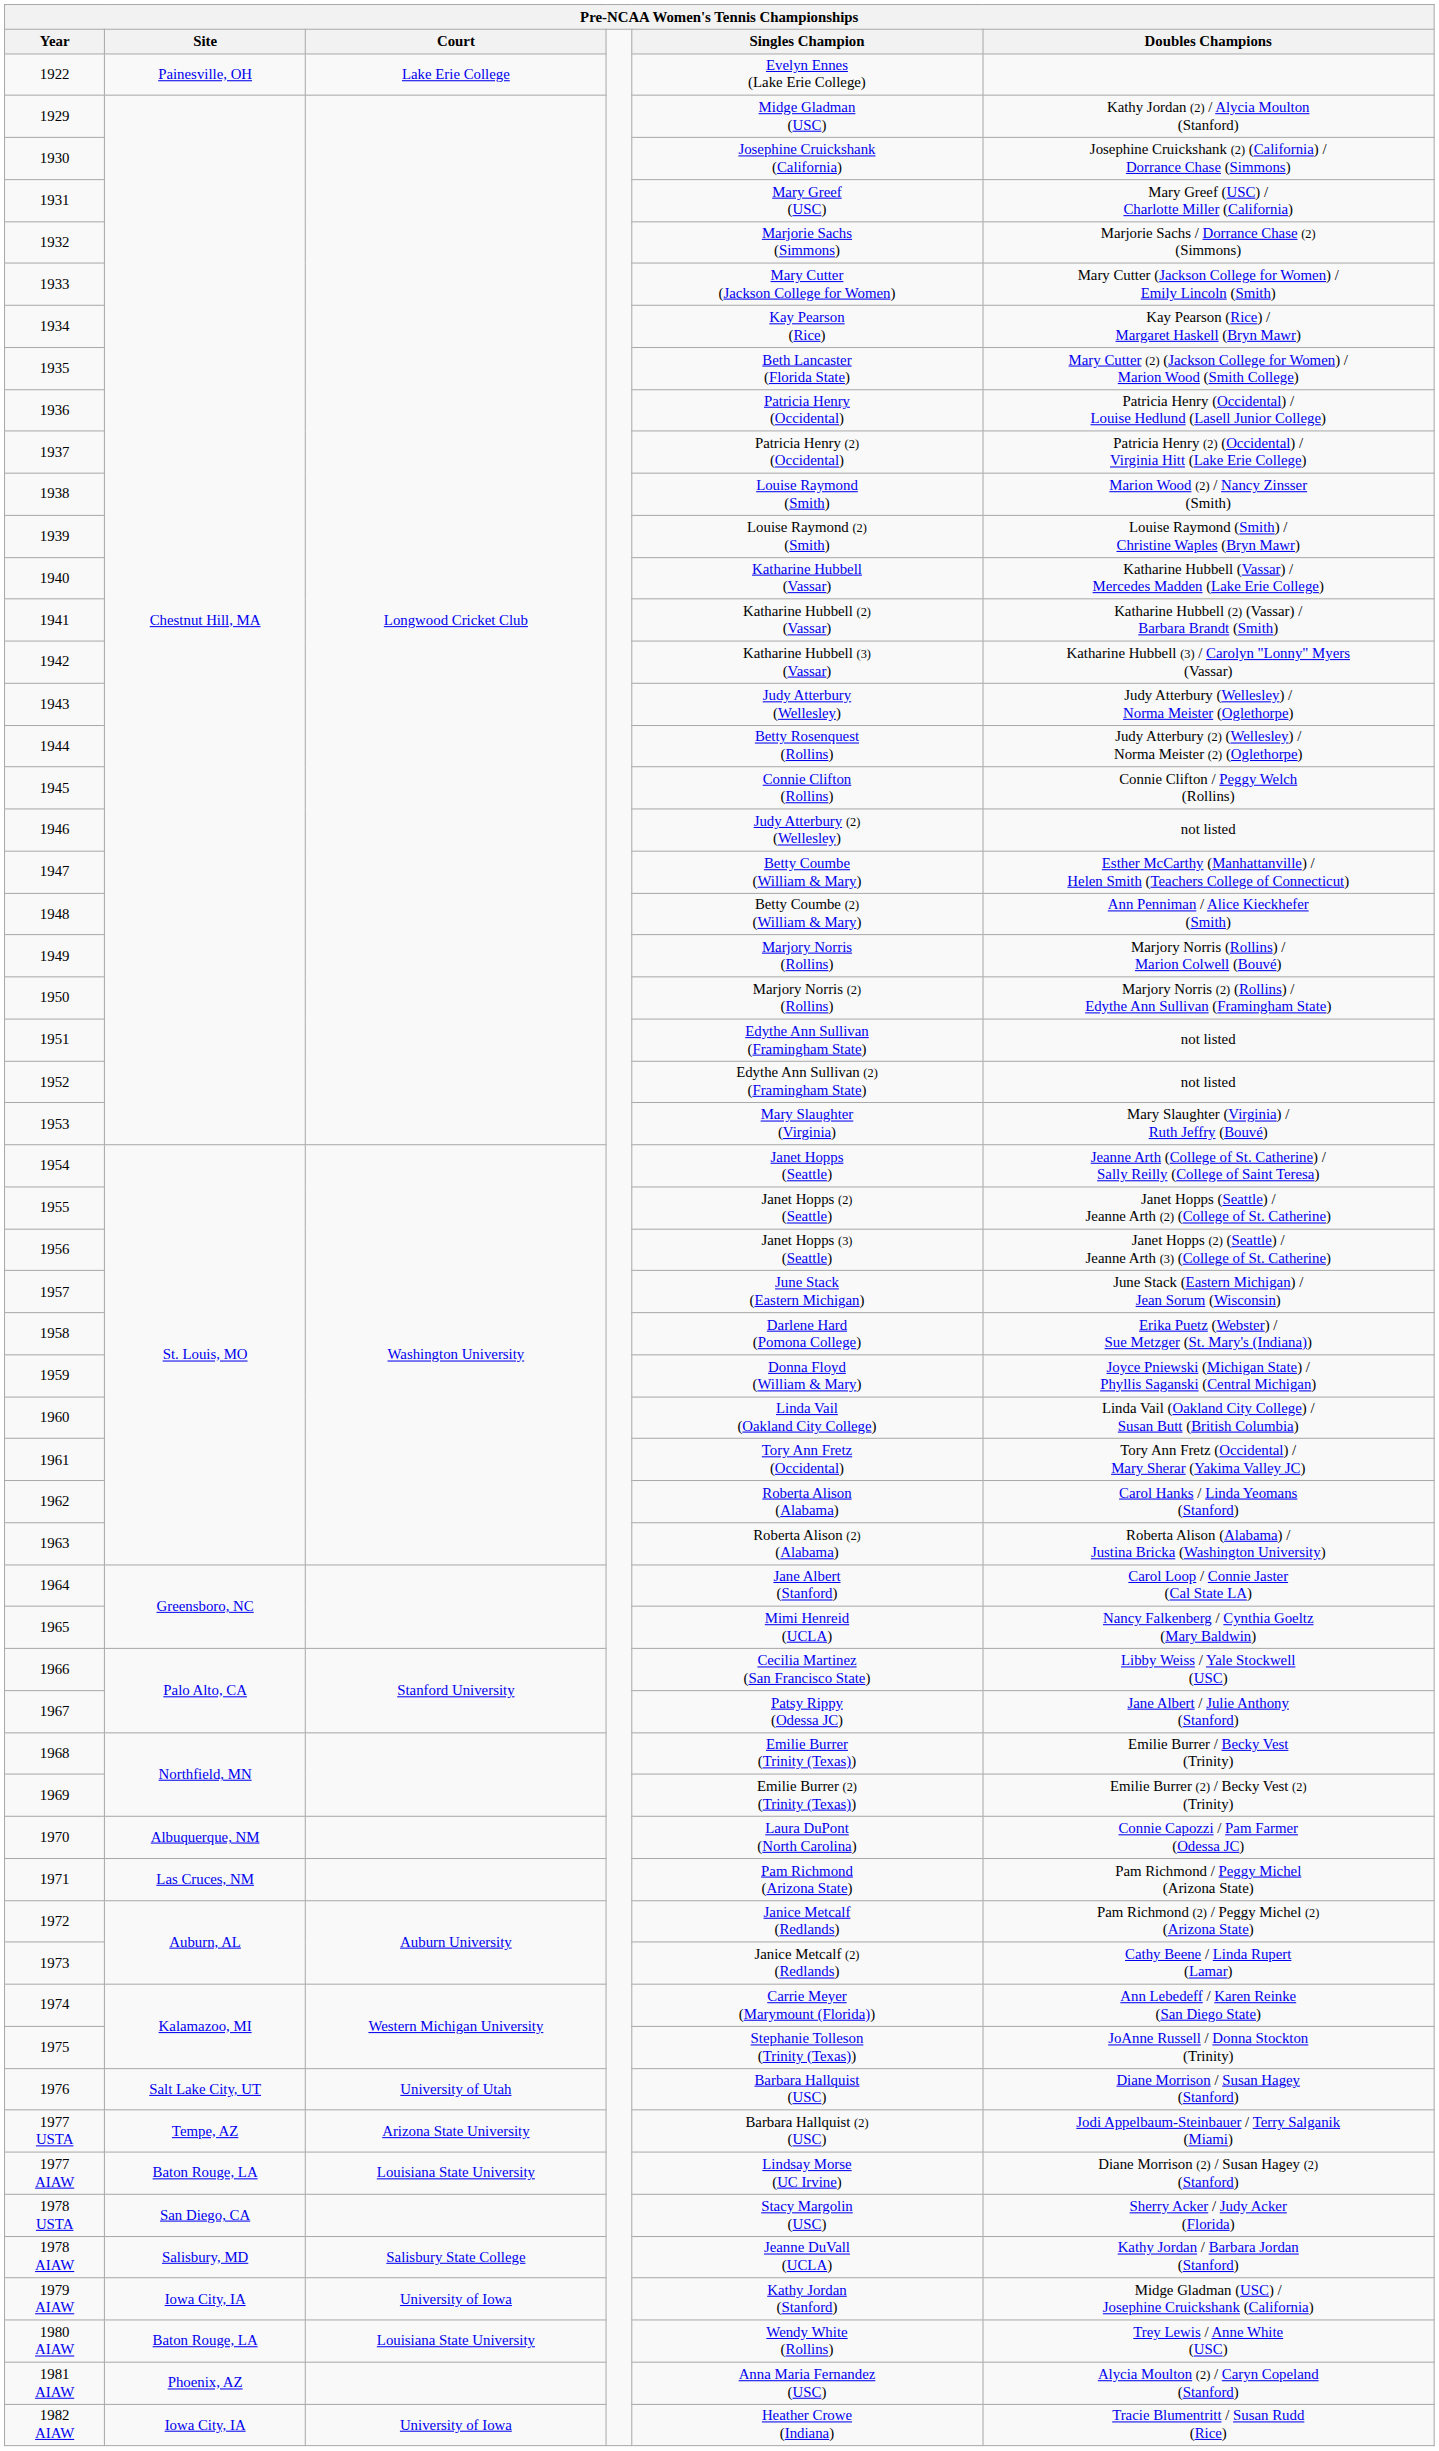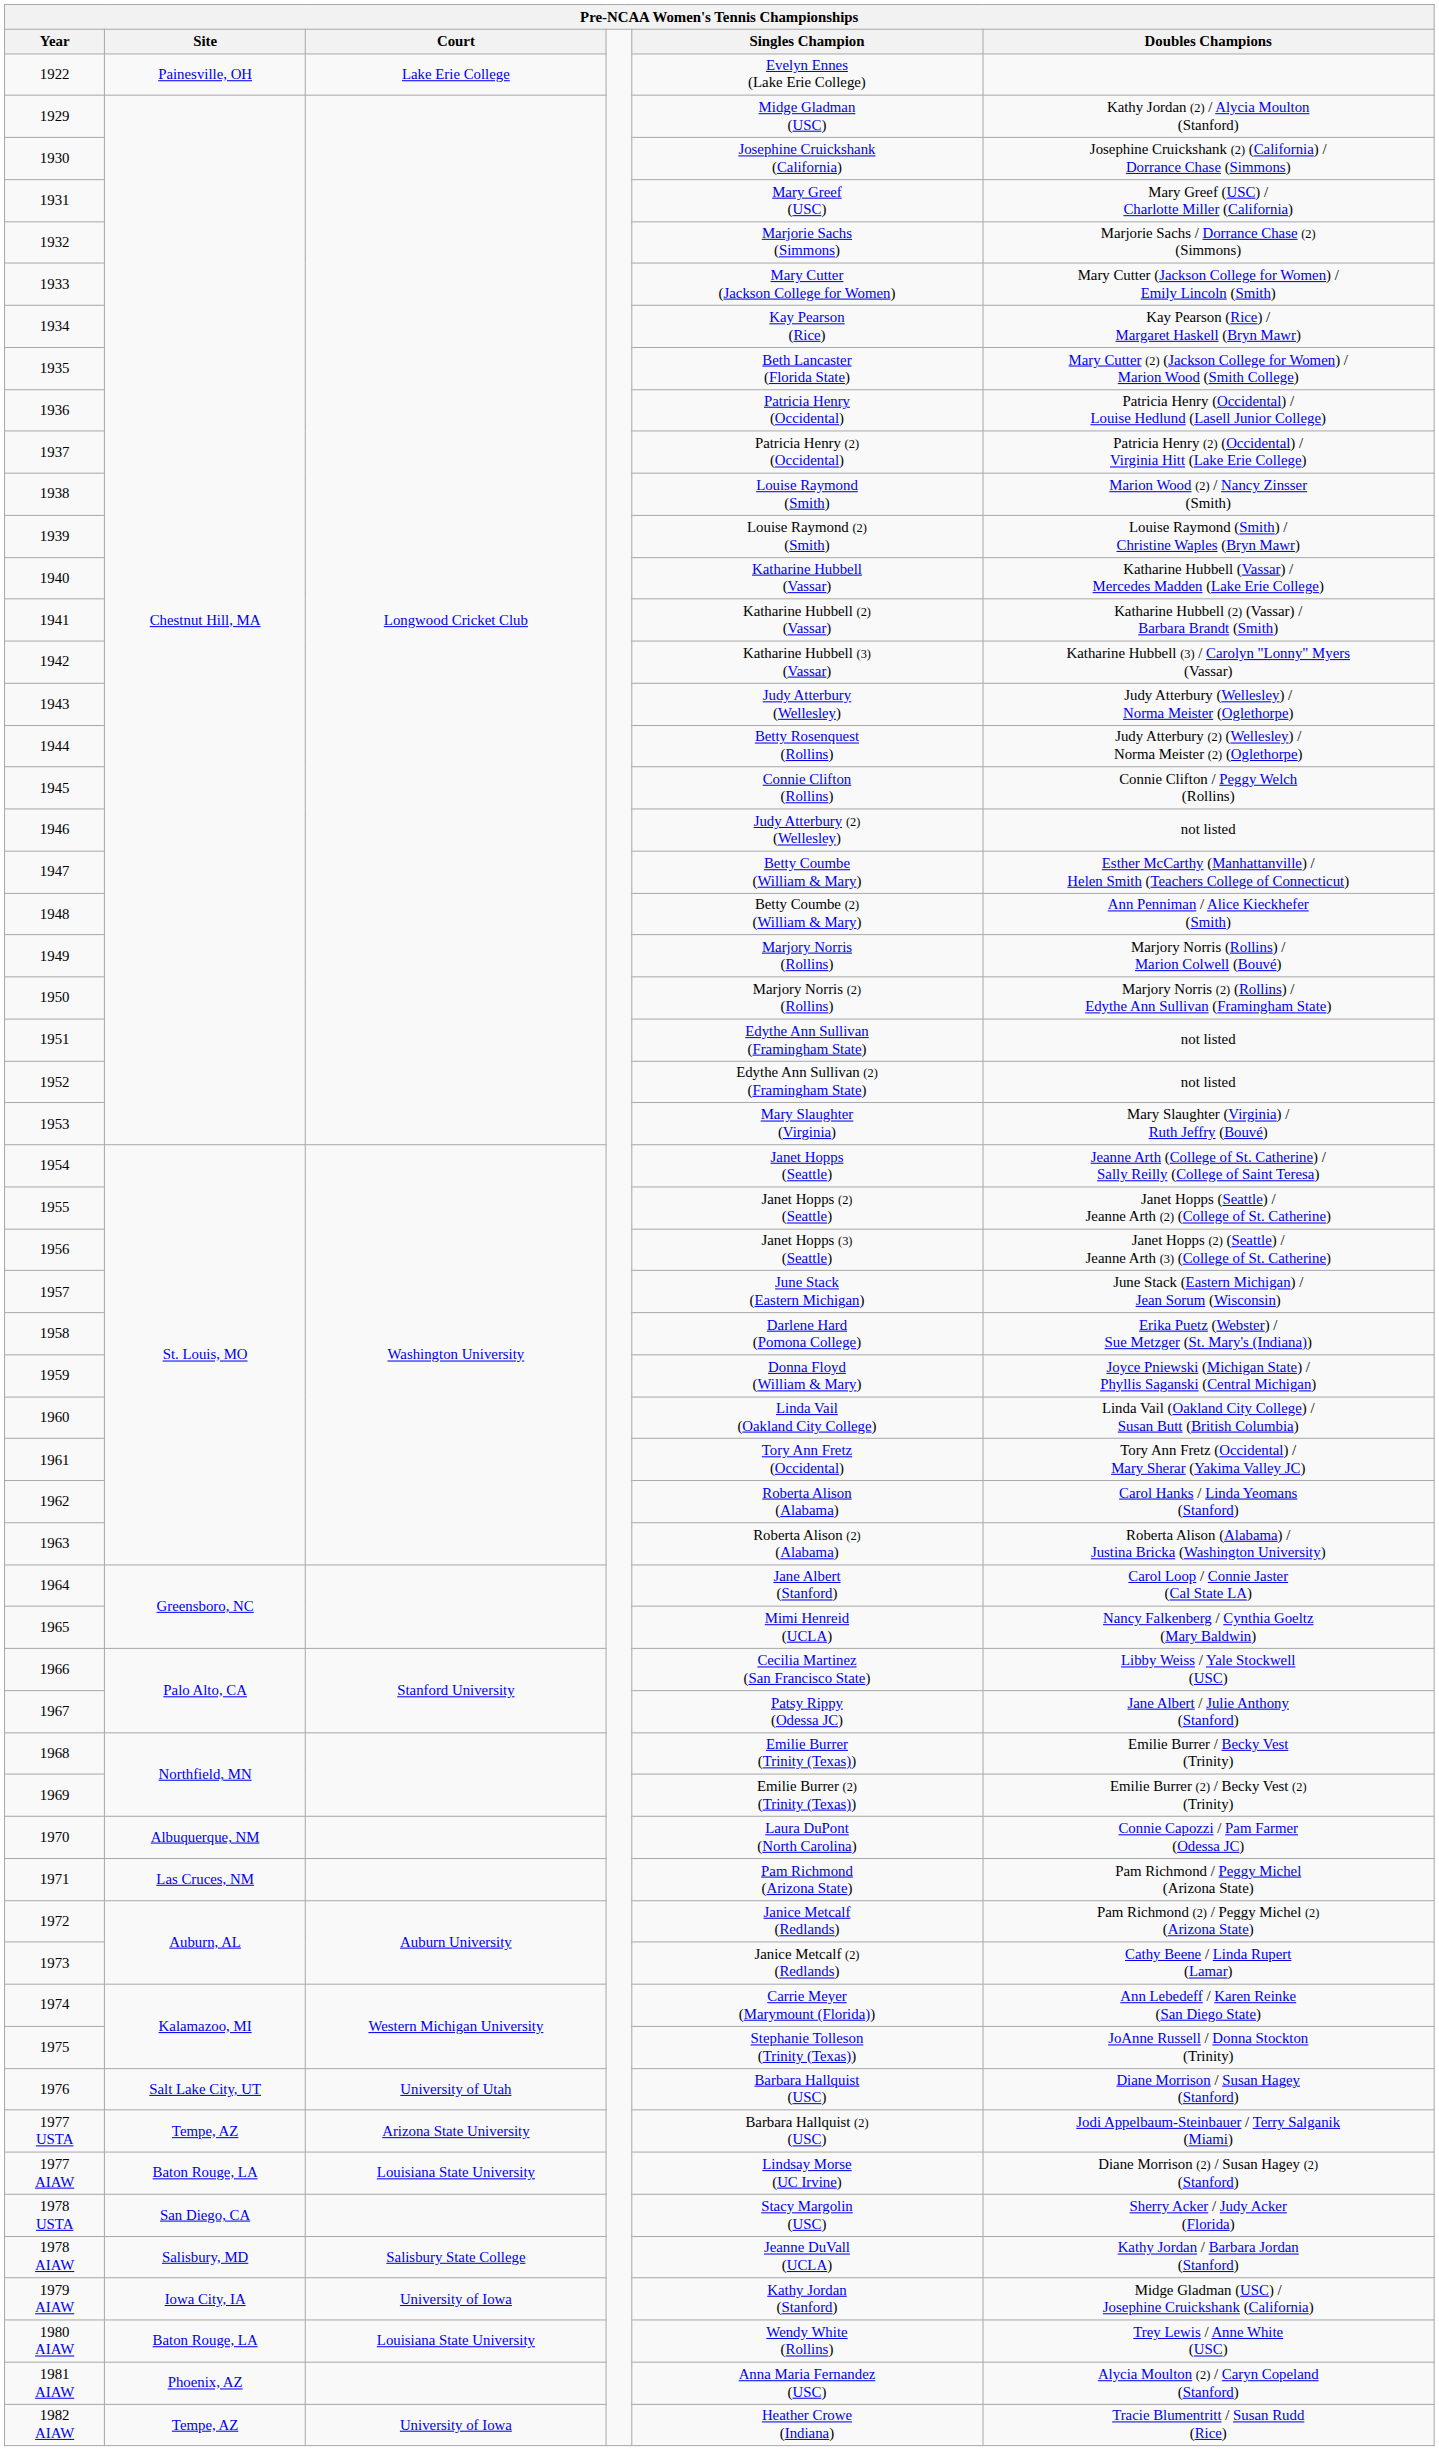(205, 2425) Iowa City, IA -> (205, 2425) Tempe, AZ
